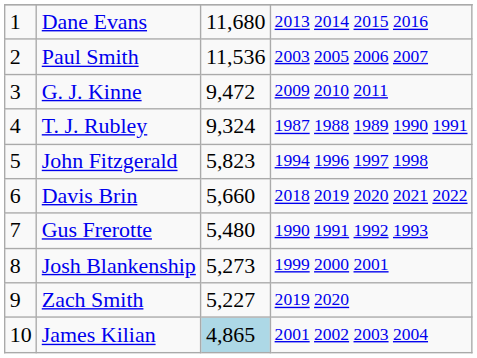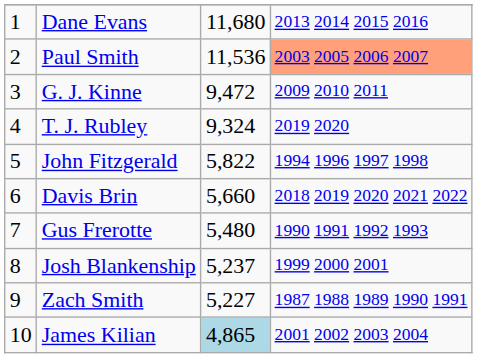(351, 56) no background -> (351, 56) lightsalmon background
(371, 126) 1987 1988 1989 1990 1991 -> (312, 126) 2019 2020
(231, 160) 5,823 -> (231, 160) 5,822
(231, 265) 5,273 -> (231, 265) 5,237
(312, 299) 2019 2020 -> (371, 299) 1987 1988 1989 1990 1991
